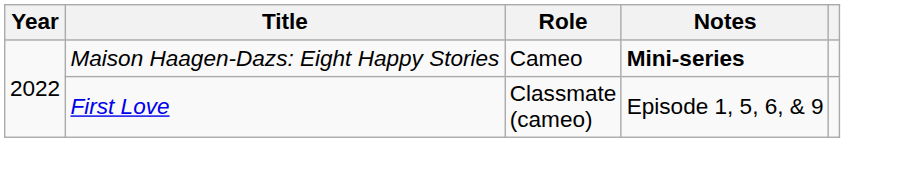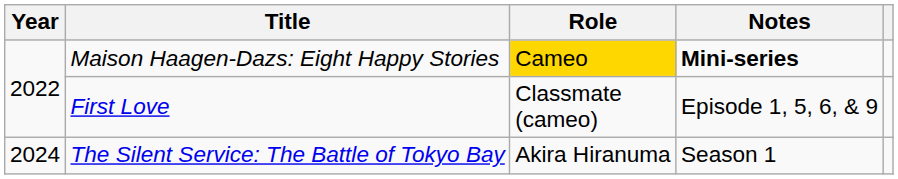(546, 58) no background -> (552, 58) gold background
+ row: (288, 155)
